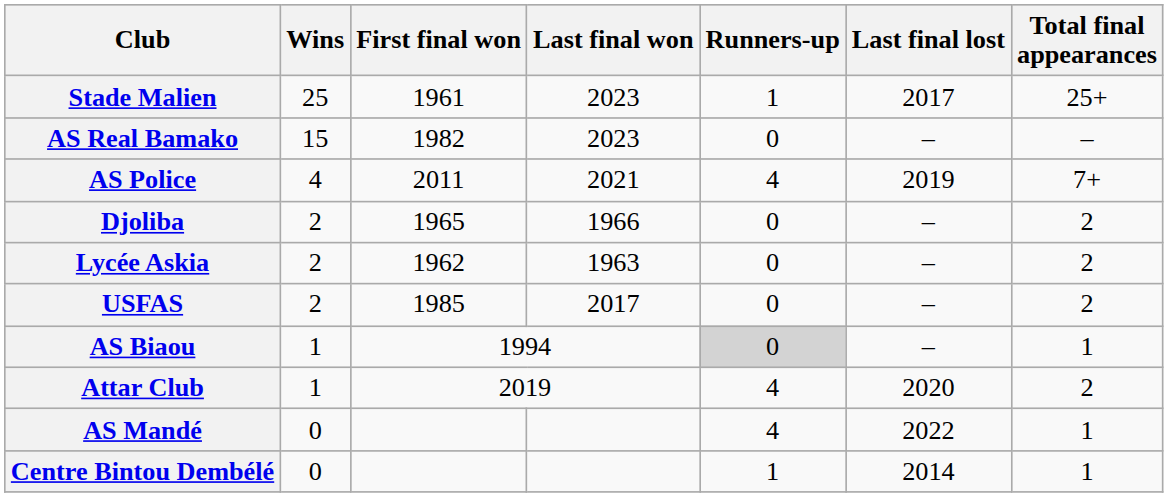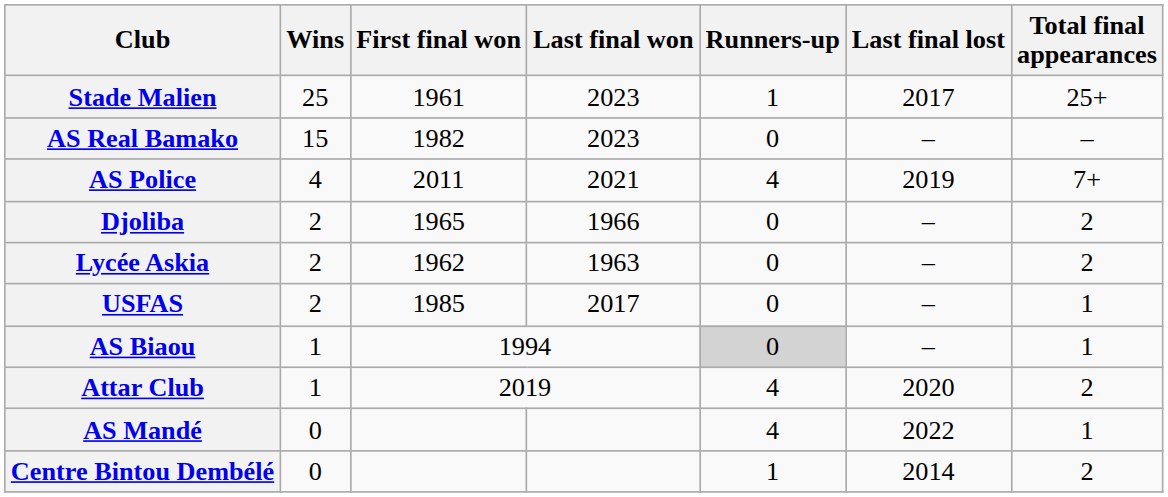(1087, 304) 2 -> (1087, 304) 1
(1087, 470) 1 -> (1087, 470) 2
